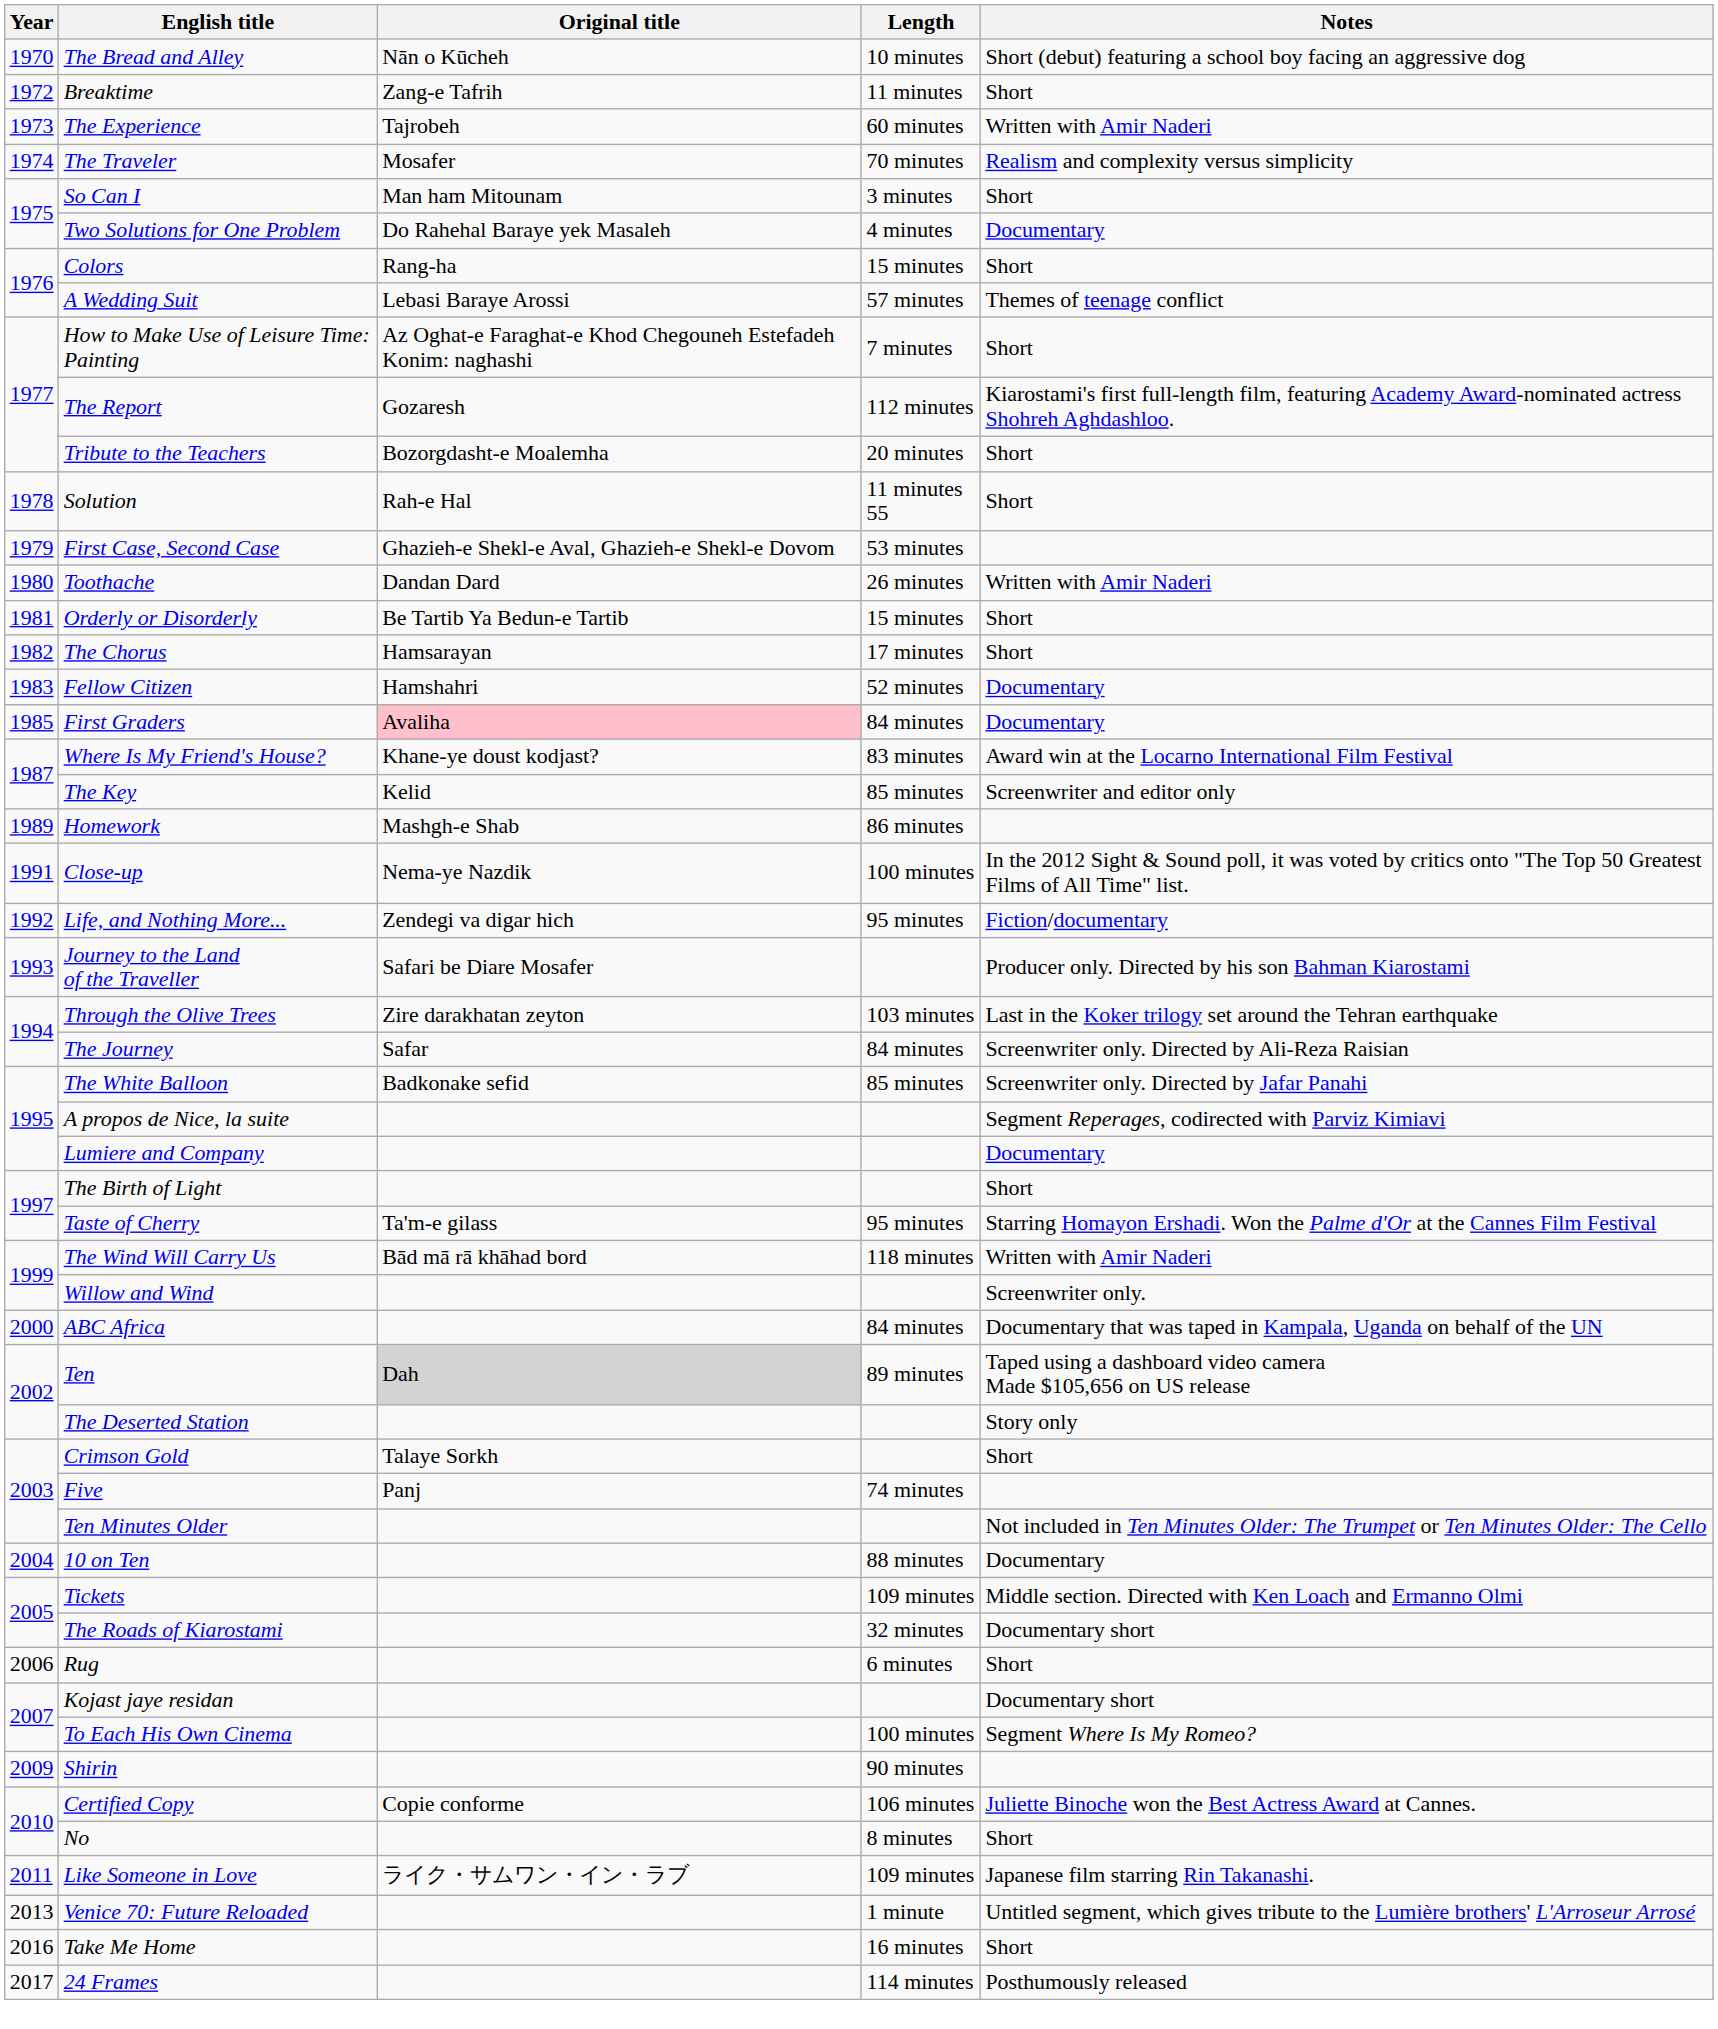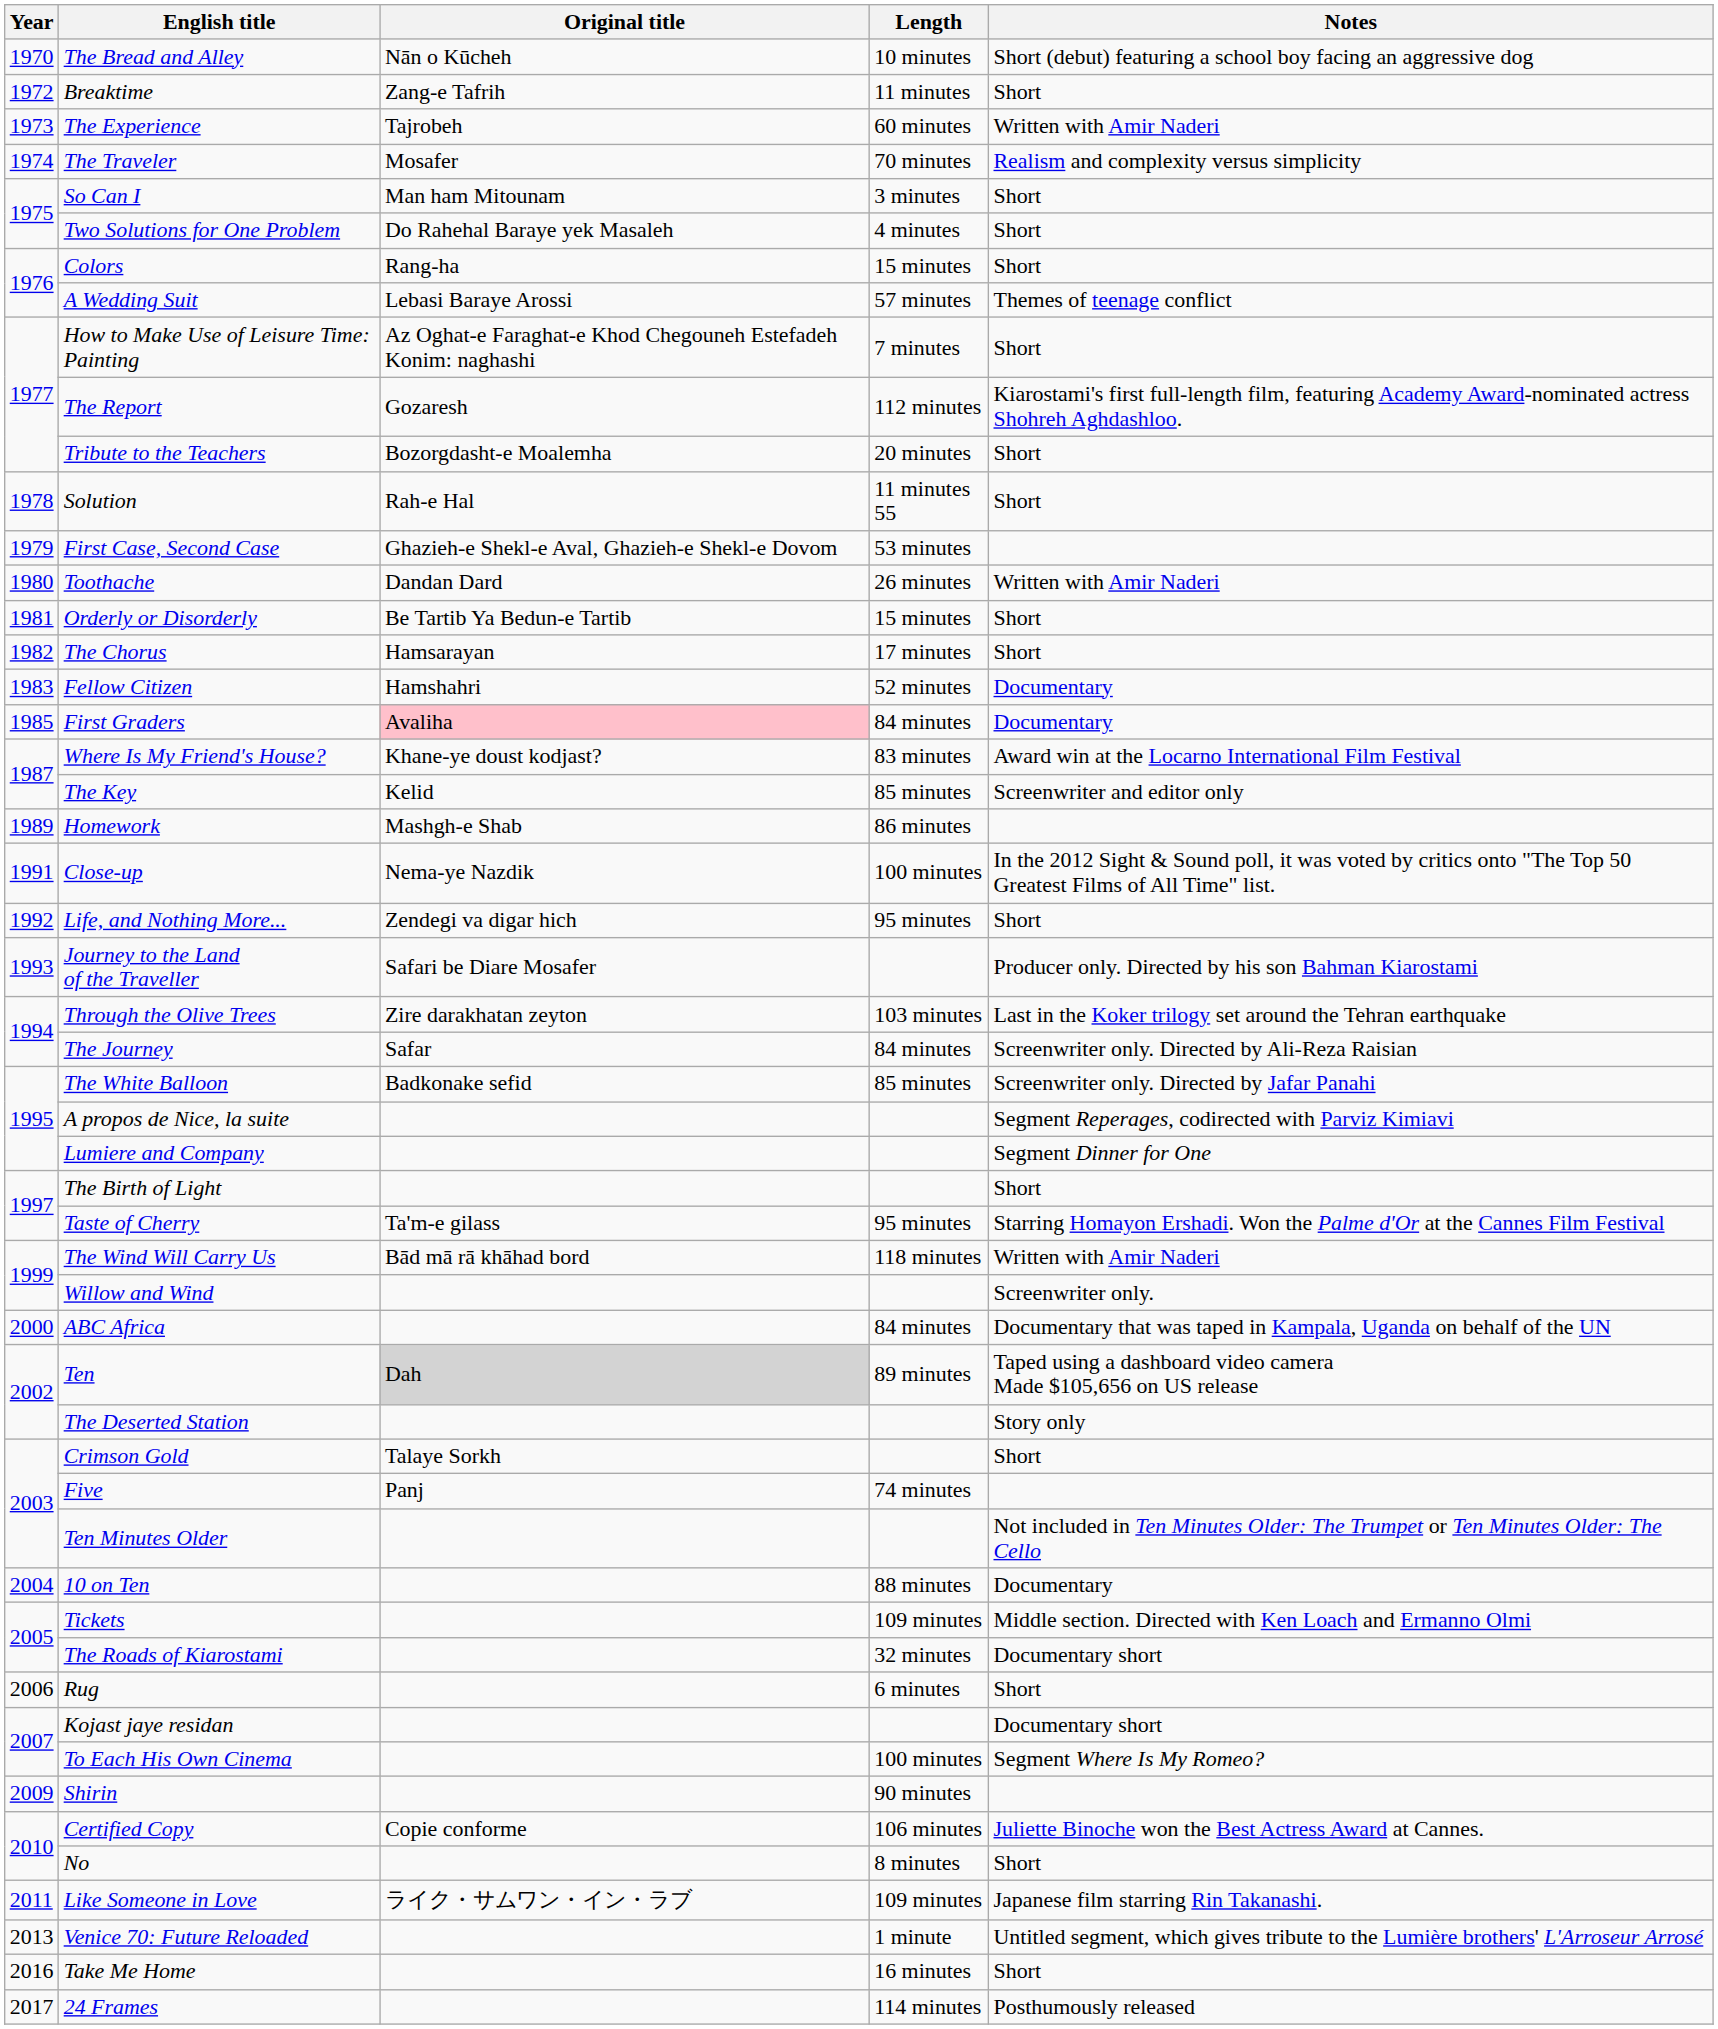(1045, 230) Documentary -> (1017, 230) Short
(1077, 920) Fiction/documentary -> (1017, 920) Short
(1045, 1153) Documentary -> (1102, 1153) Segment Dinner for One
